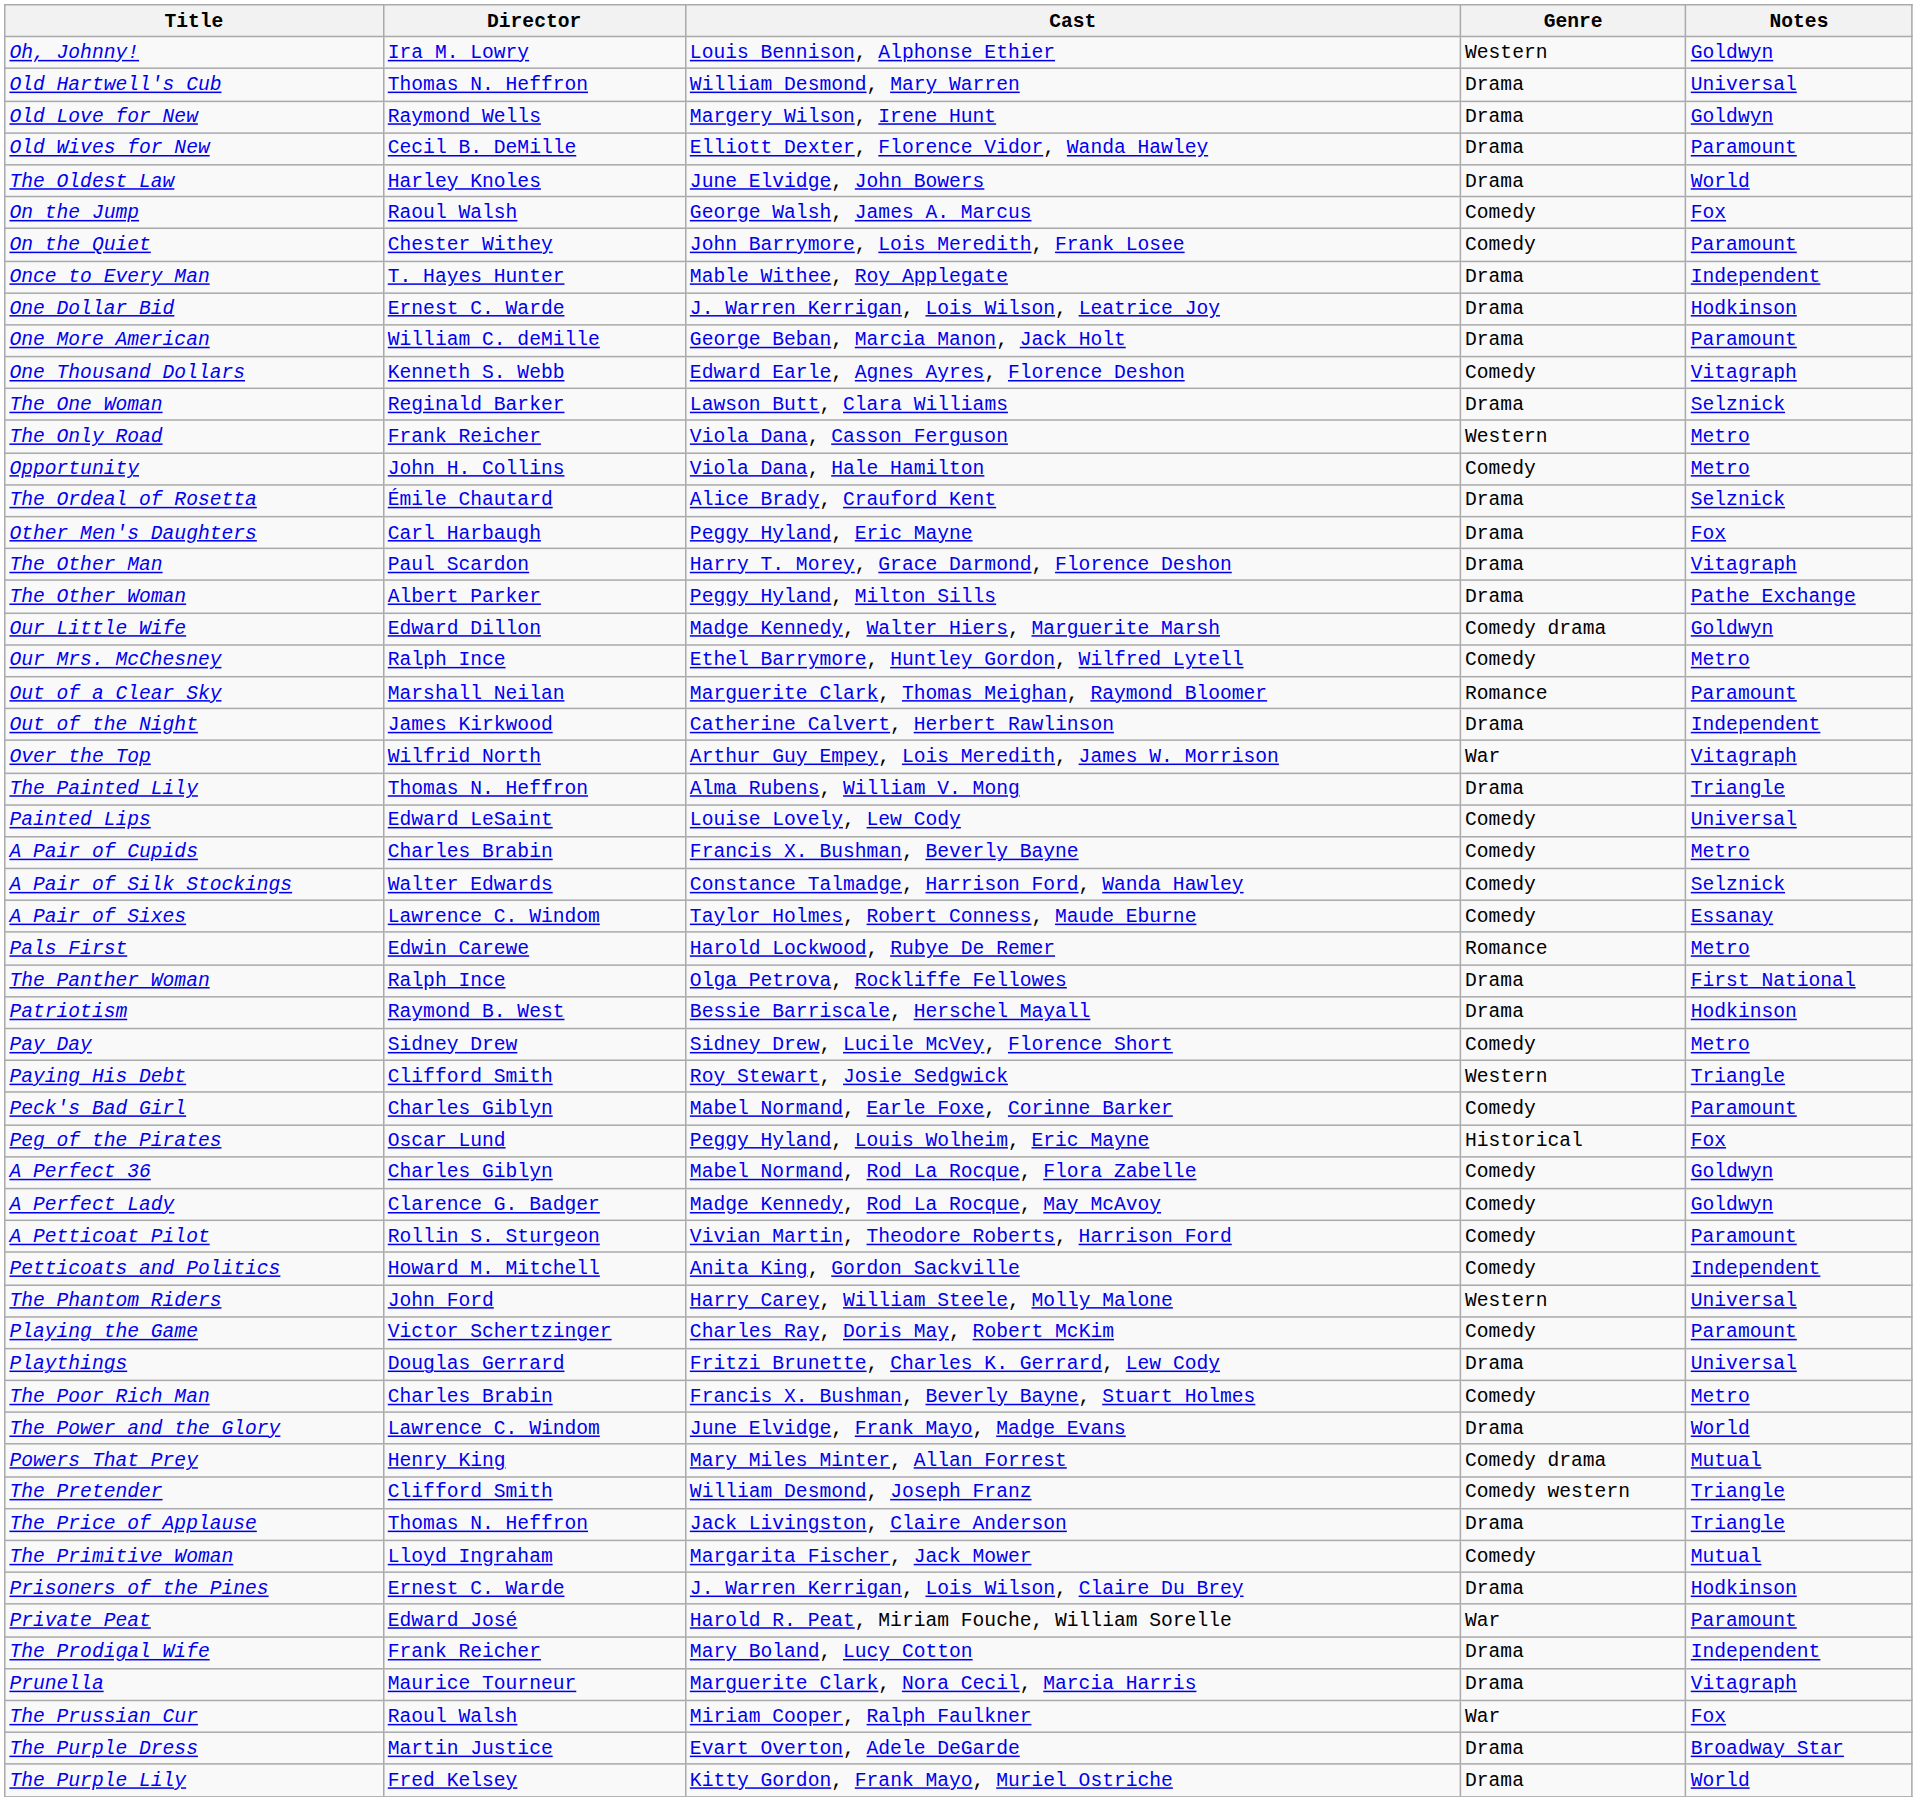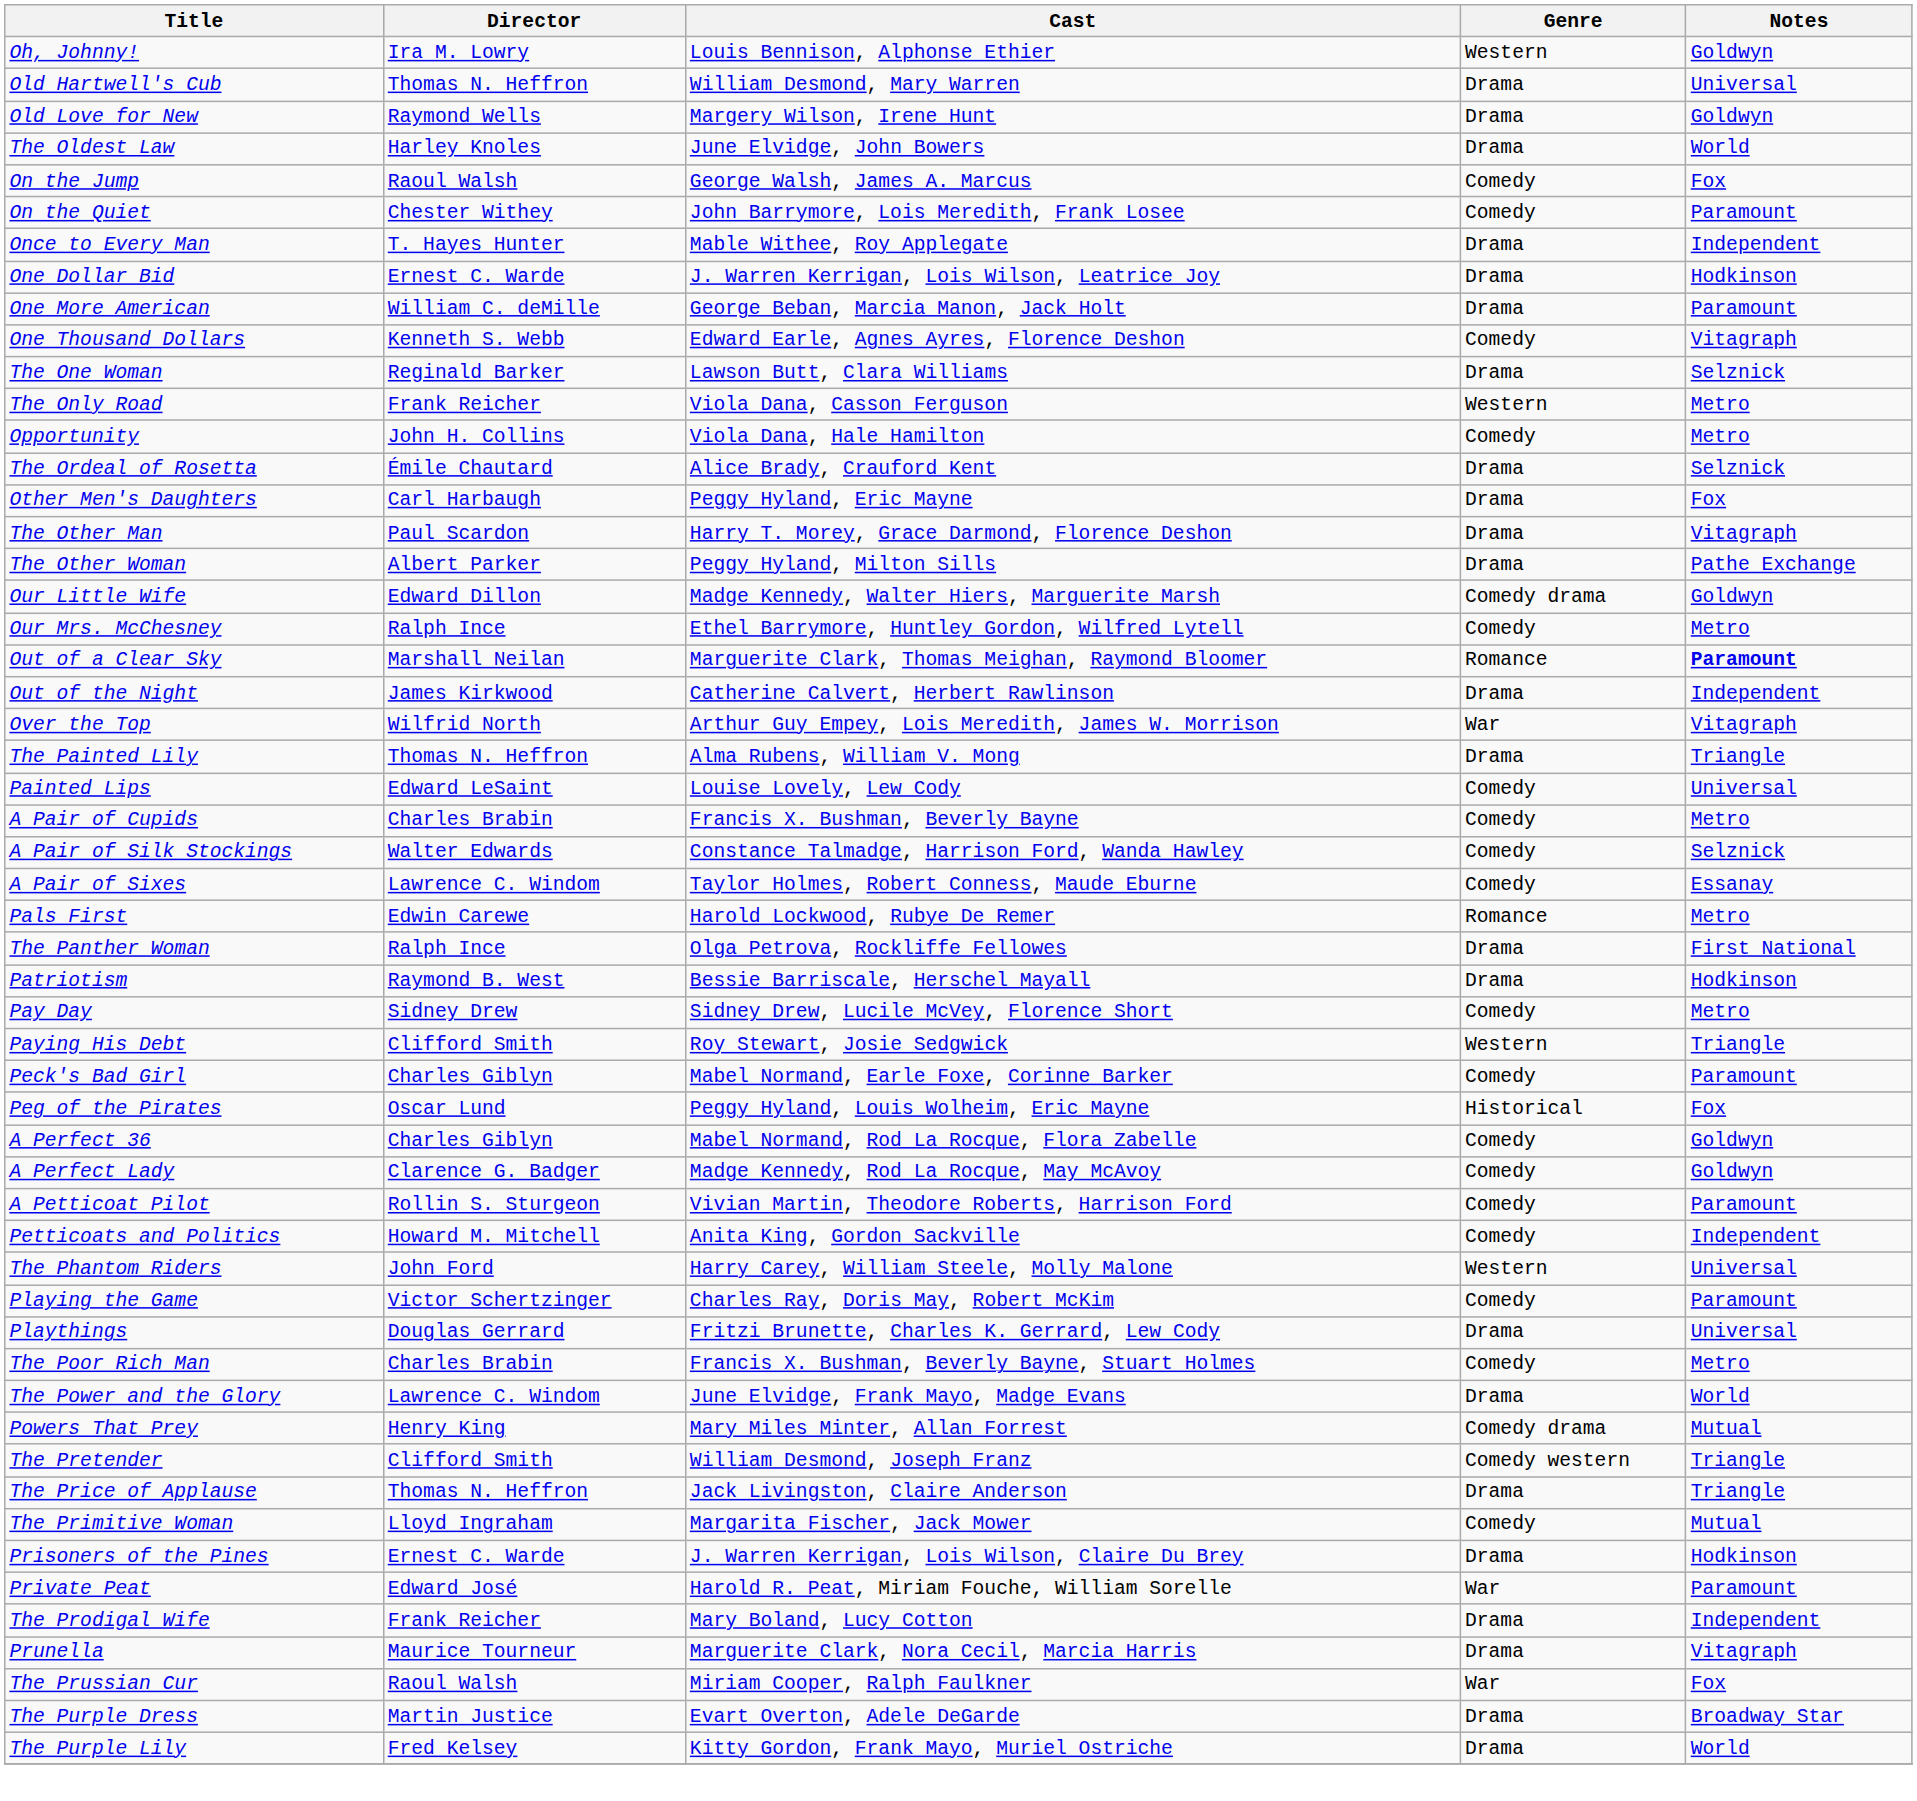- row: (110, 149)
(1744, 693) normal -> (1744, 661) bold
